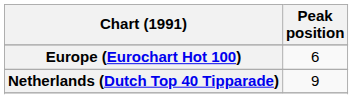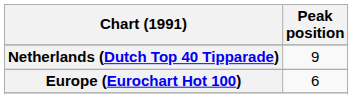rows swapped: (143, 57) <-> (143, 81)
